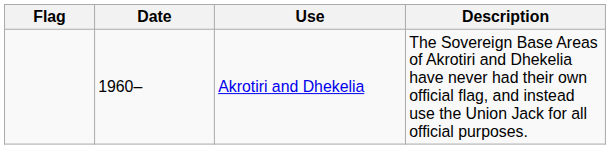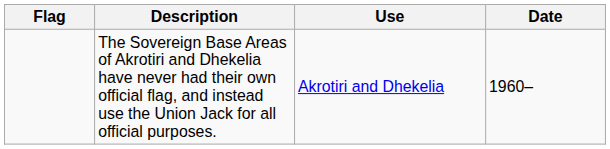columns swapped: (155, 17) <-> (506, 17)
